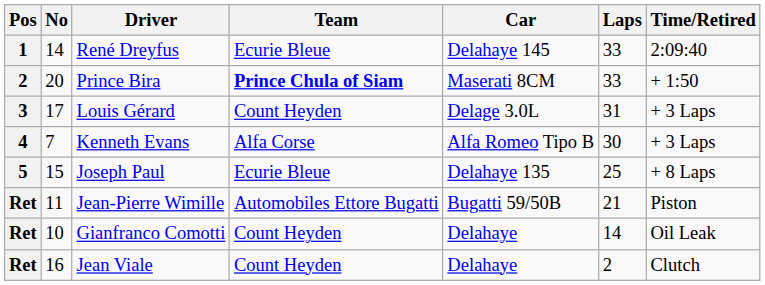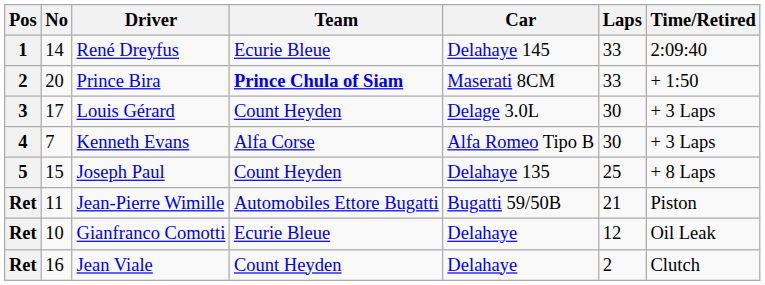(612, 111) 31 -> (612, 111) 30
(282, 172) Ecurie Bleue -> (288, 172) Count Heyden
(288, 234) Count Heyden -> (282, 234) Ecurie Bleue
(612, 234) 14 -> (612, 234) 12
